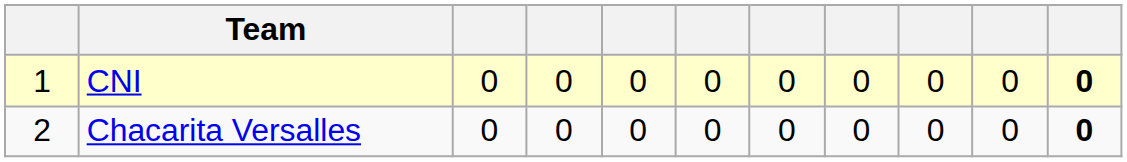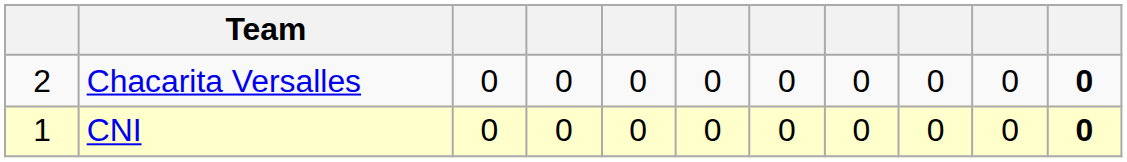rows swapped: (114, 80) <-> (224, 130)
